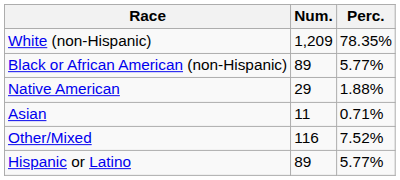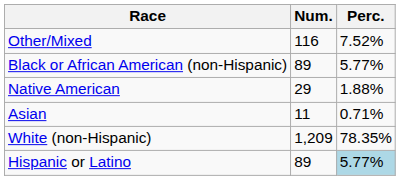rows swapped: (80, 41) <-> (50, 138)
(362, 162) no background -> (362, 162) lightblue background
